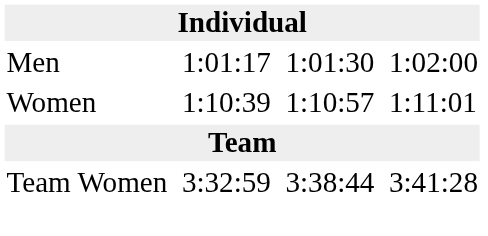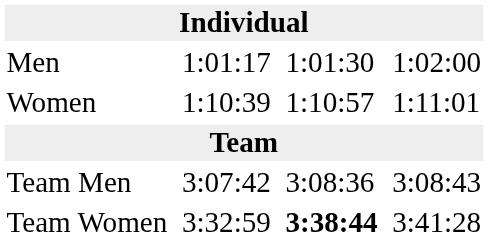+ row: (69, 182)
(330, 182) normal -> (332, 222) bold
